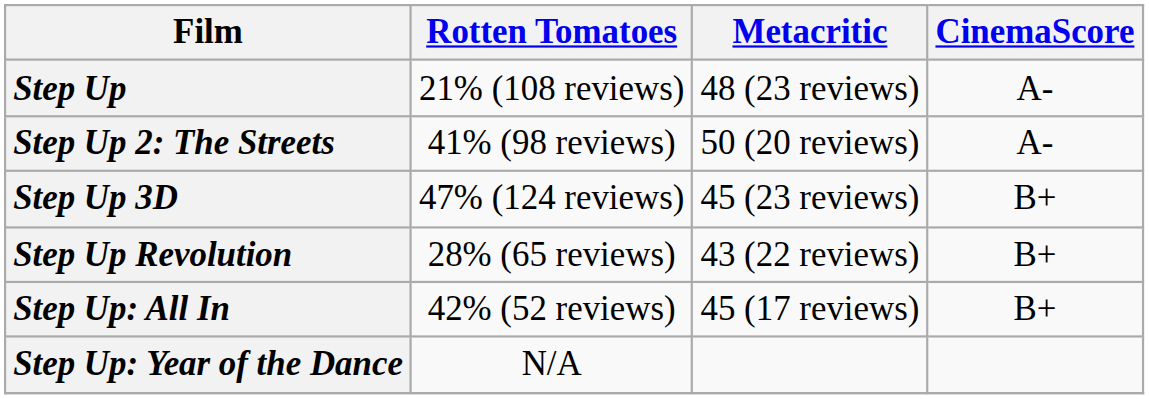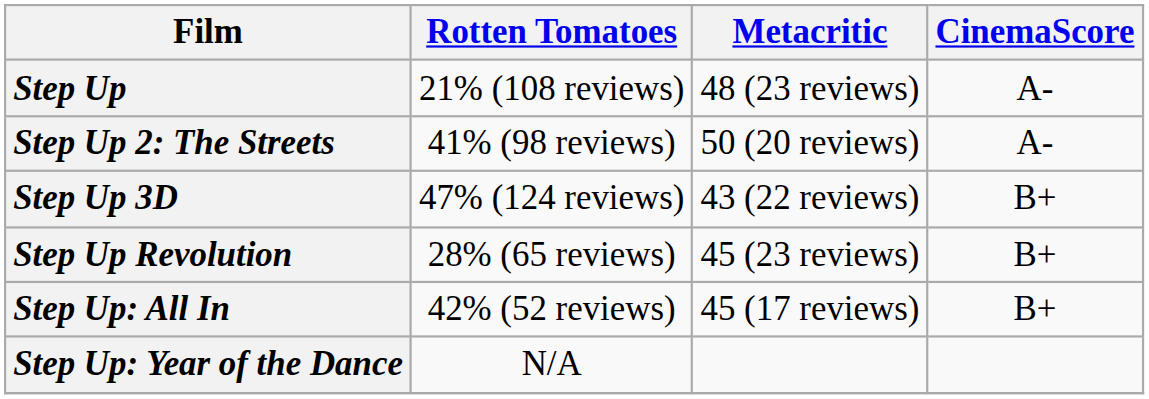(810, 198) 45 (23 reviews) -> (810, 198) 43 (22 reviews)
(810, 253) 43 (22 reviews) -> (810, 253) 45 (23 reviews)
